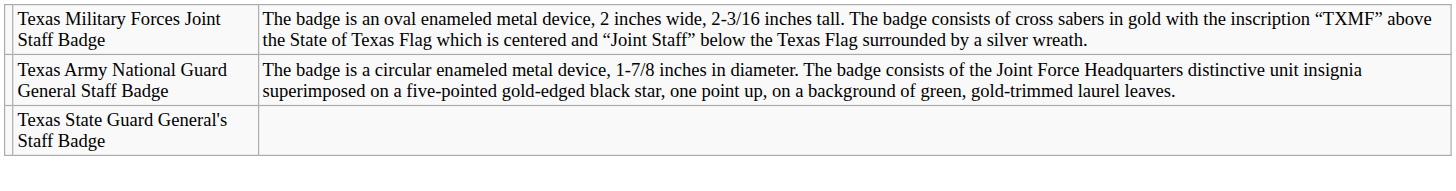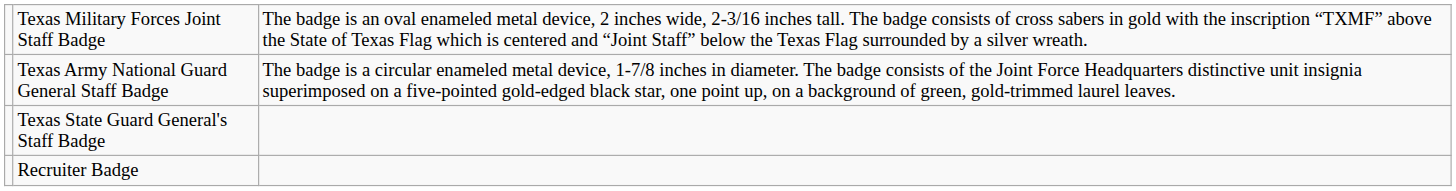+ row: (78, 170)
